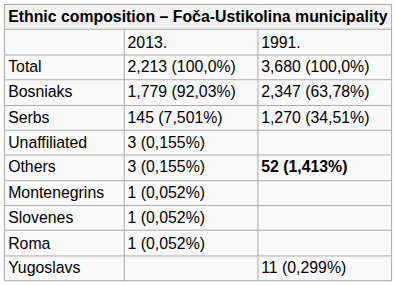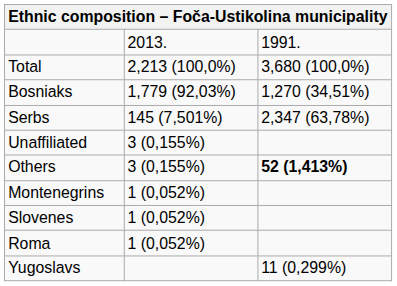(315, 92) 2,347 (63,78%) -> (315, 92) 1,270 (34,51%)
(315, 117) 1,270 (34,51%) -> (315, 117) 2,347 (63,78%)
